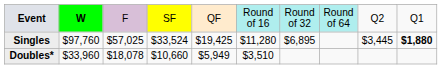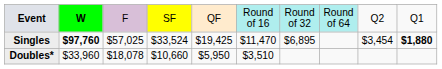(81, 40) normal -> (81, 40) bold
(258, 40) $11,280 -> (258, 40) $11,470
(377, 40) $3,445 -> (377, 40) $3,454
(214, 56) $5,949 -> (214, 56) $5,950
